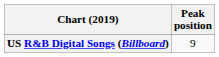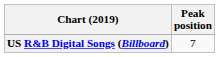(193, 43) 9 -> (193, 43) 7
